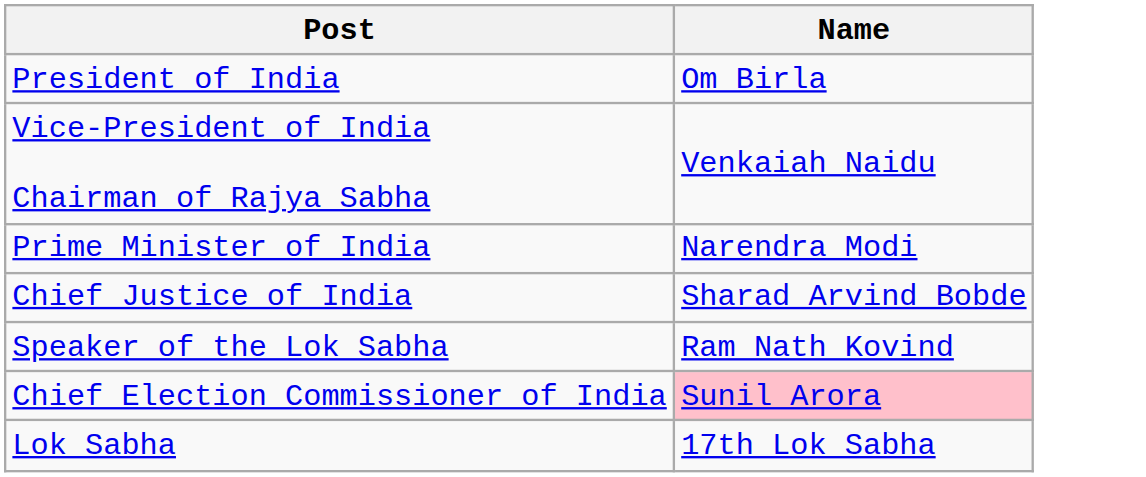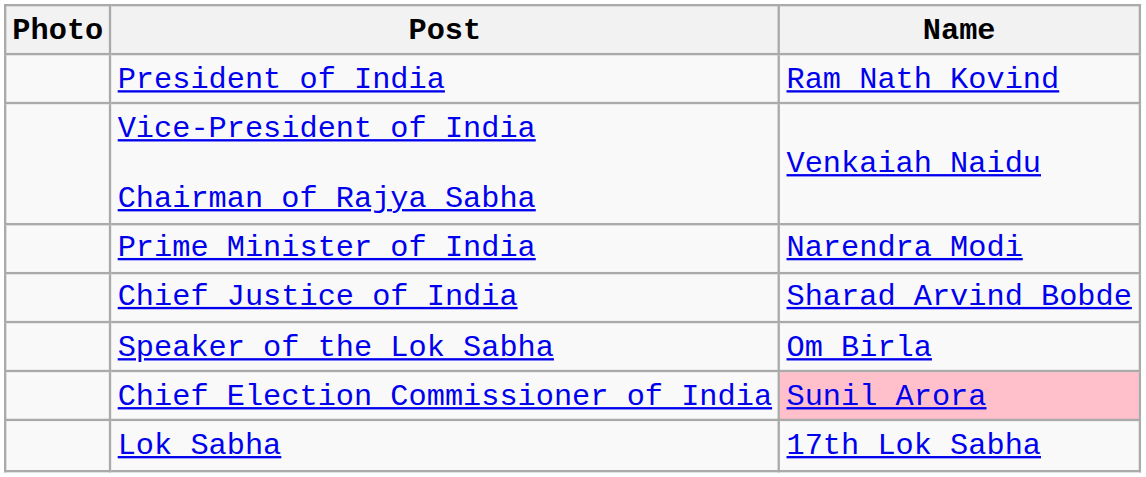+ column: (58, 30)
(754, 79) Om Birla -> (923, 79) Ram Nath Kovind
(818, 347) Ram Nath Kovind -> (859, 347) Om Birla
